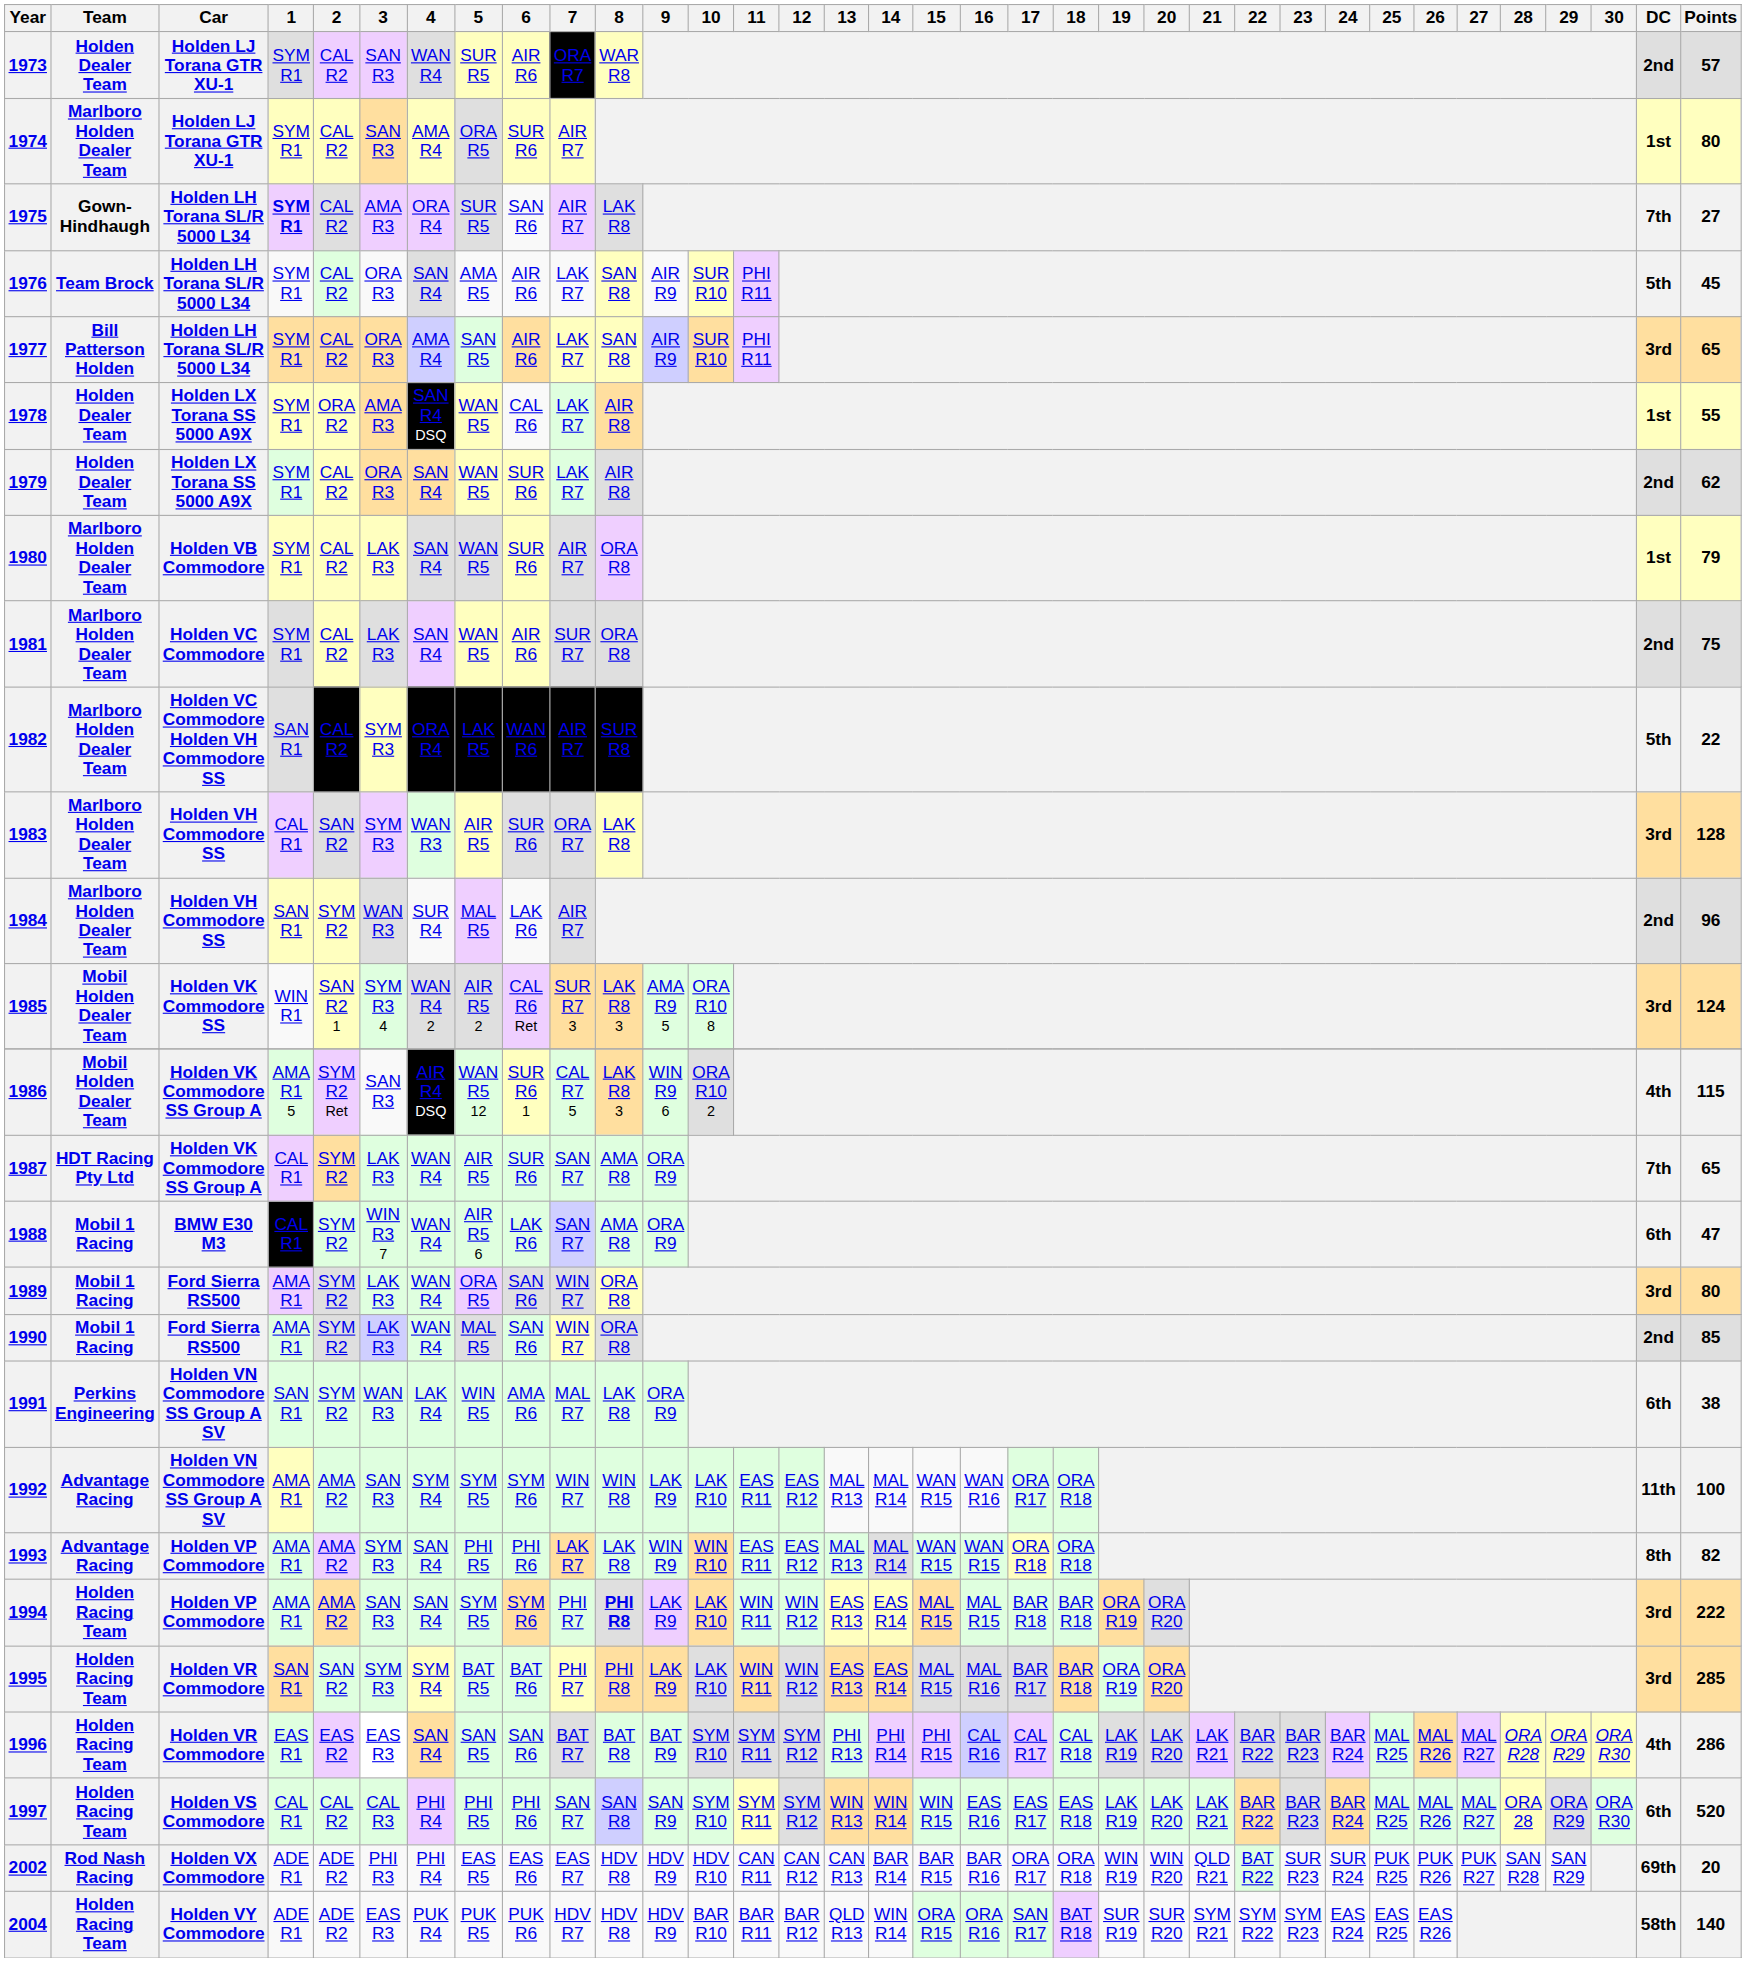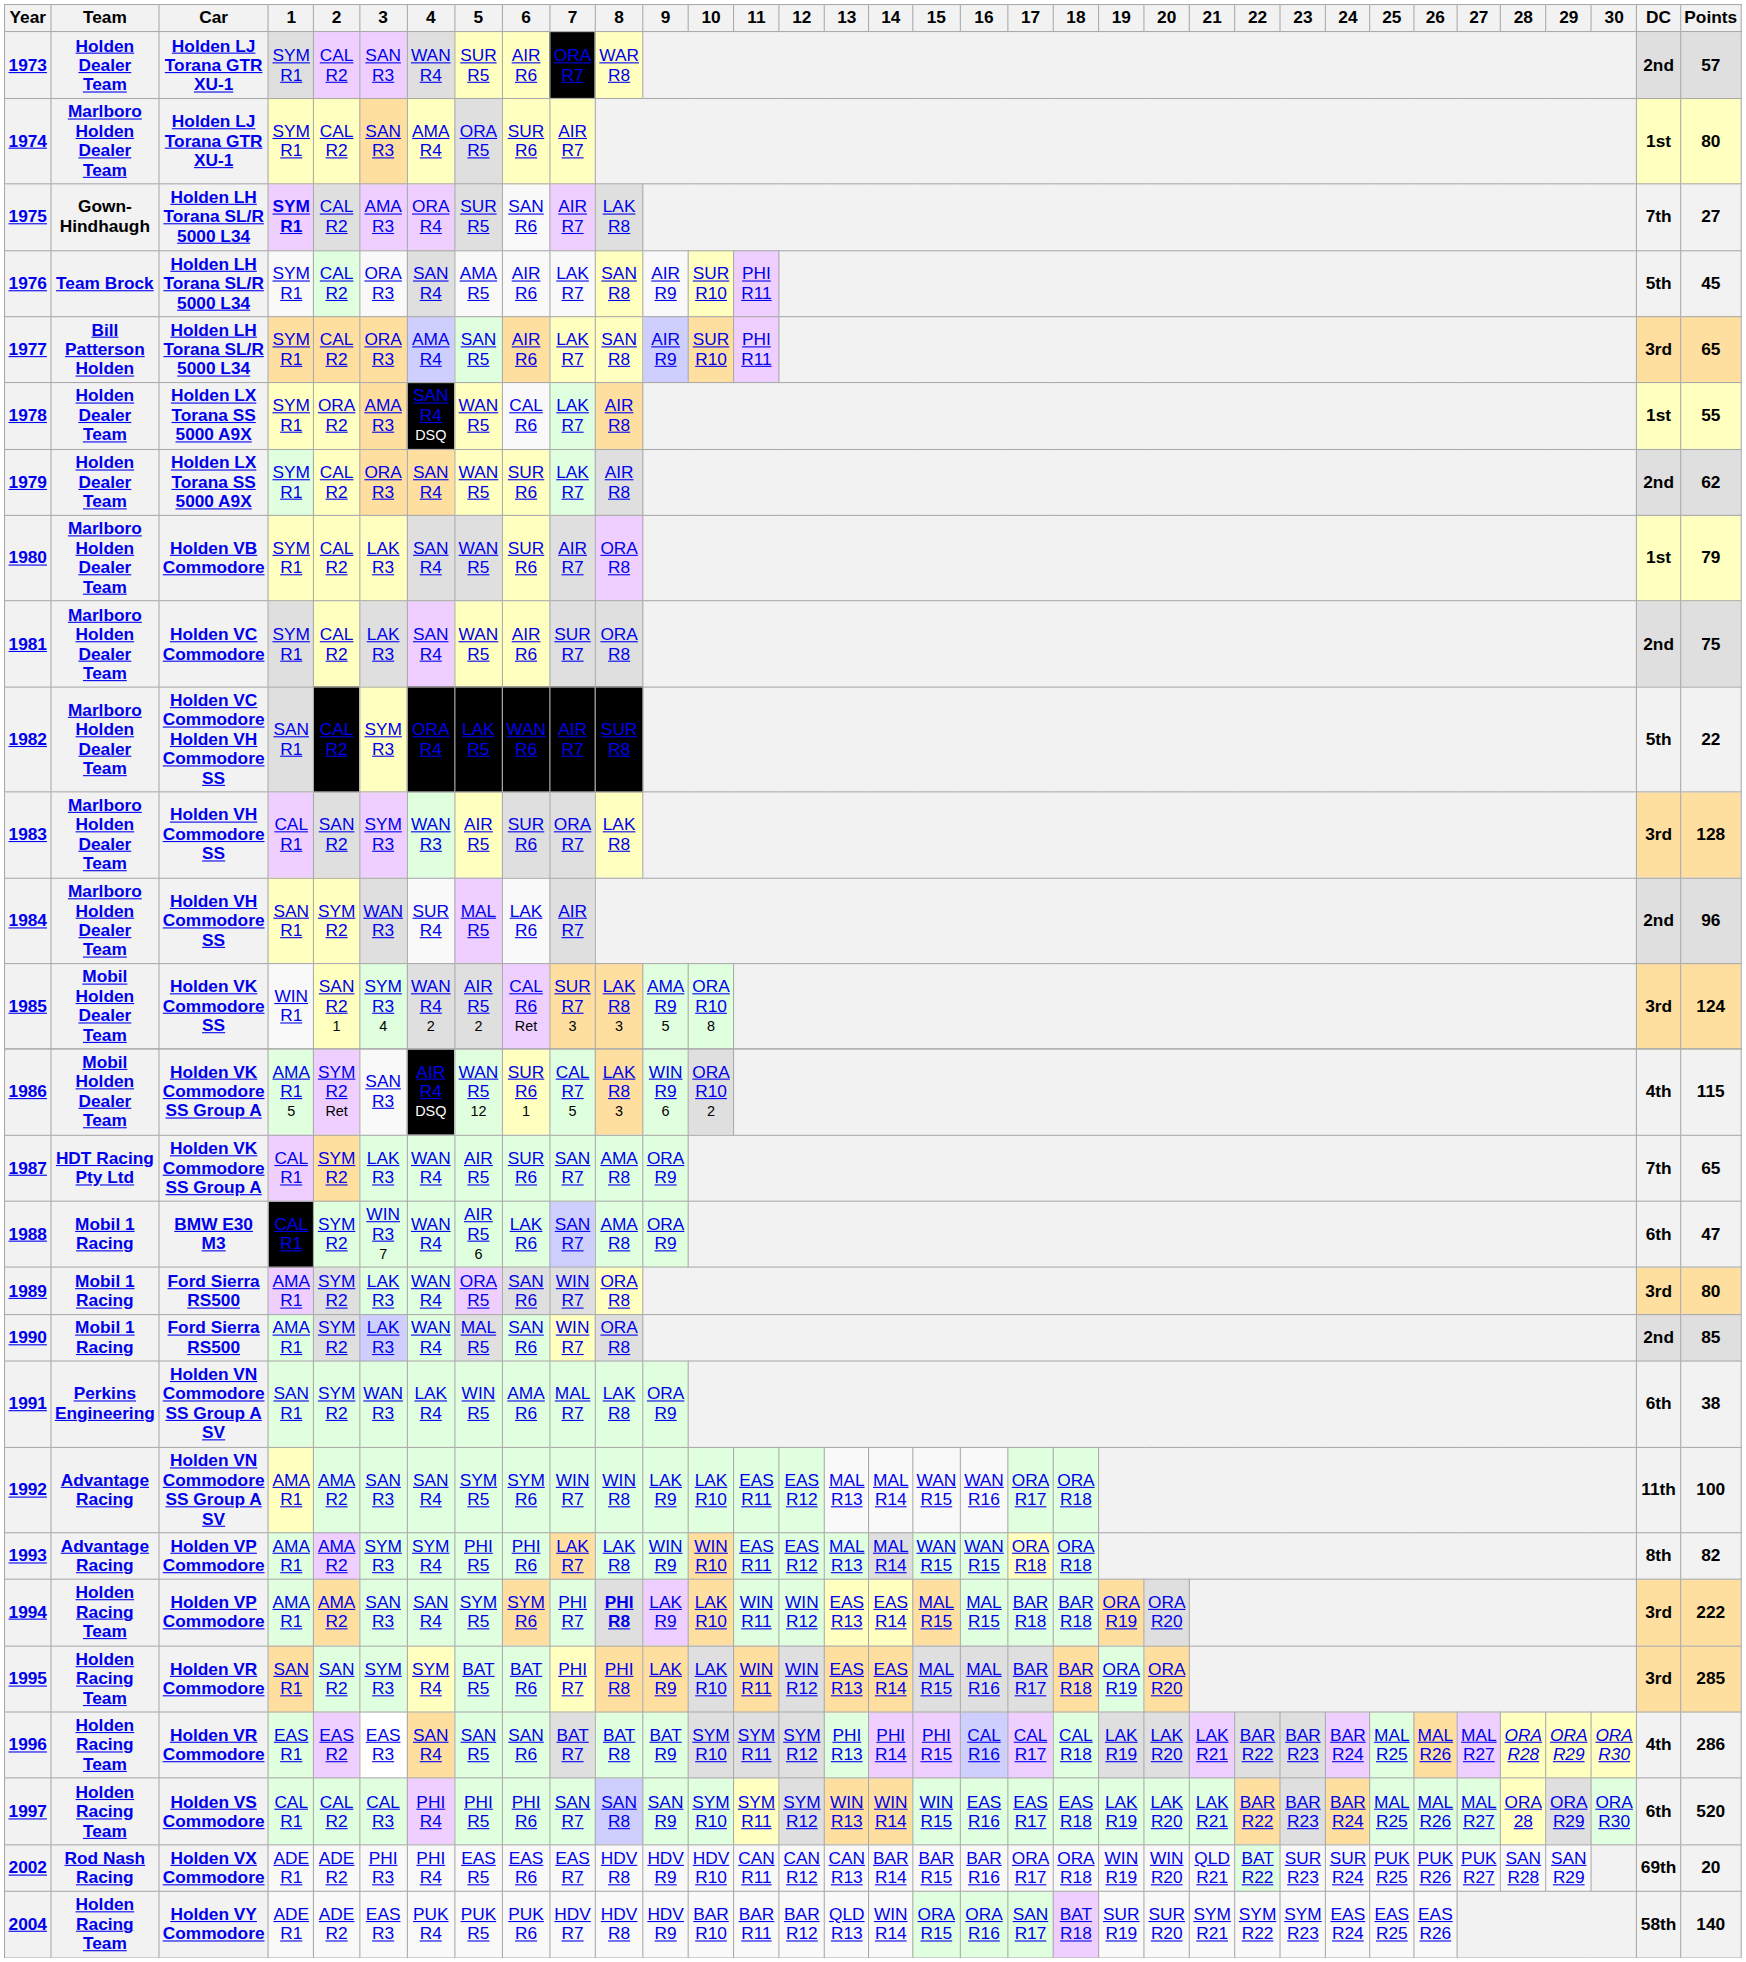(431, 1489) SYM R4 -> (431, 1489) SAN R4
(431, 1555) SAN R4 -> (431, 1555) SYM R4
